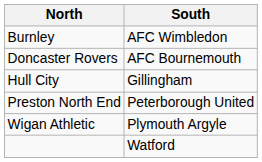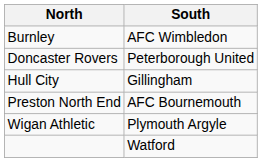(184, 59) AFC Bournemouth -> (191, 59) Peterborough United
(191, 102) Peterborough United -> (184, 102) AFC Bournemouth
